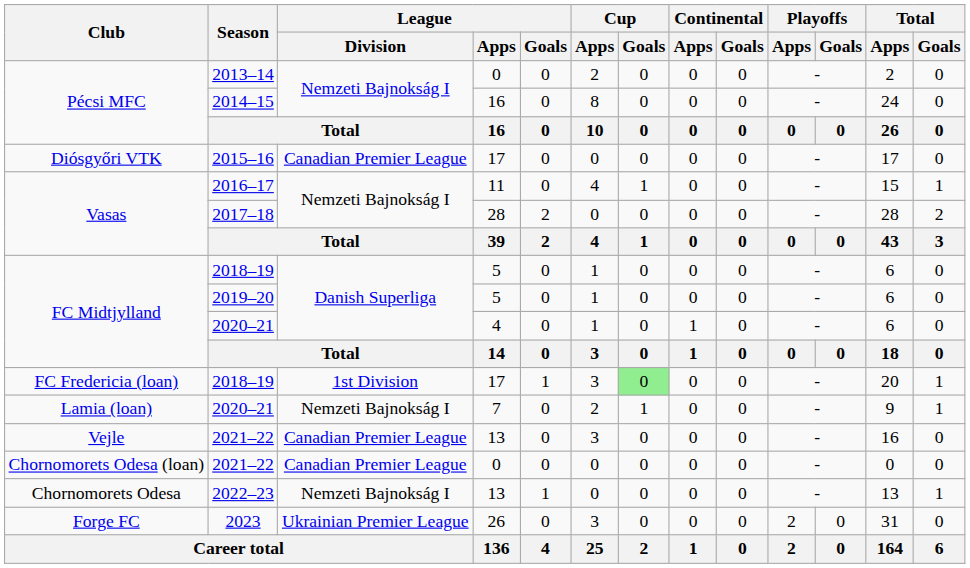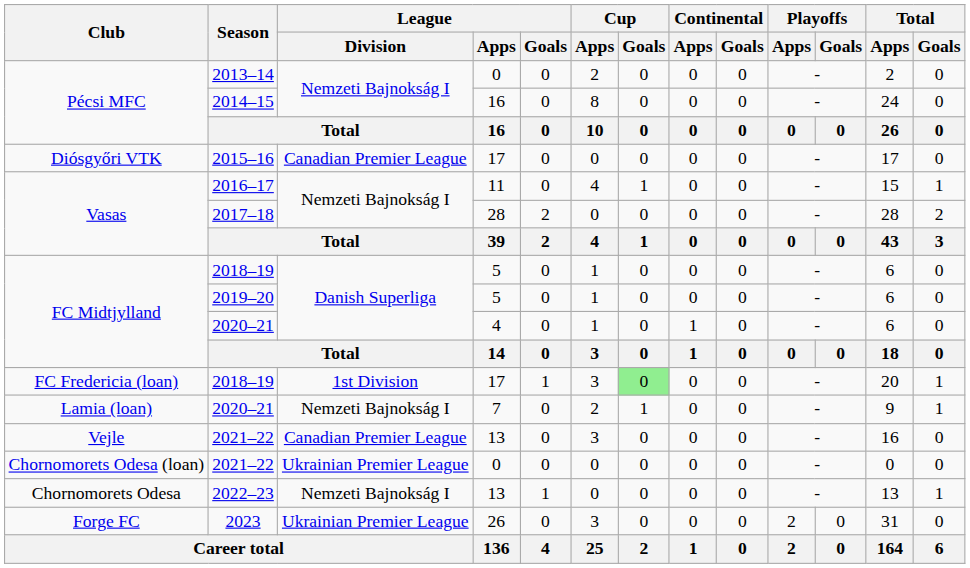(375, 465) Canadian Premier League -> (375, 465) Ukrainian Premier League
